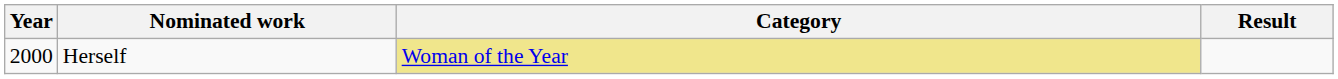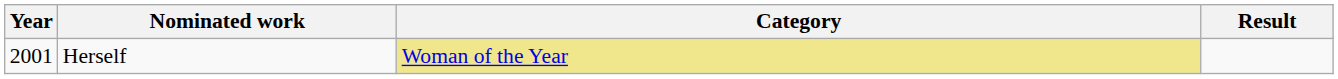(31, 55) 2000 -> (31, 55) 2001
